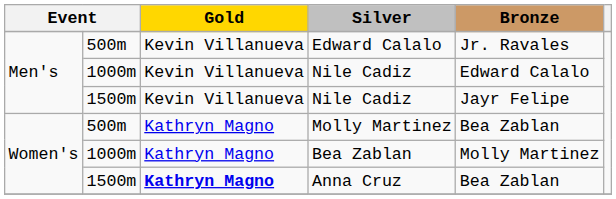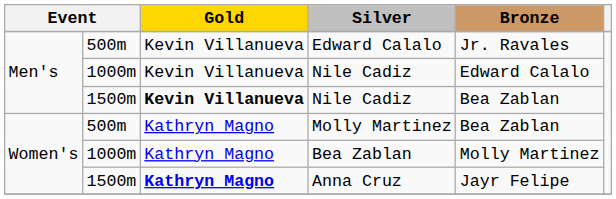(224, 100) normal -> (224, 100) bold
(515, 100) Jayr Felipe -> (510, 100) Bea Zablan
(510, 181) Bea Zablan -> (515, 181) Jayr Felipe
